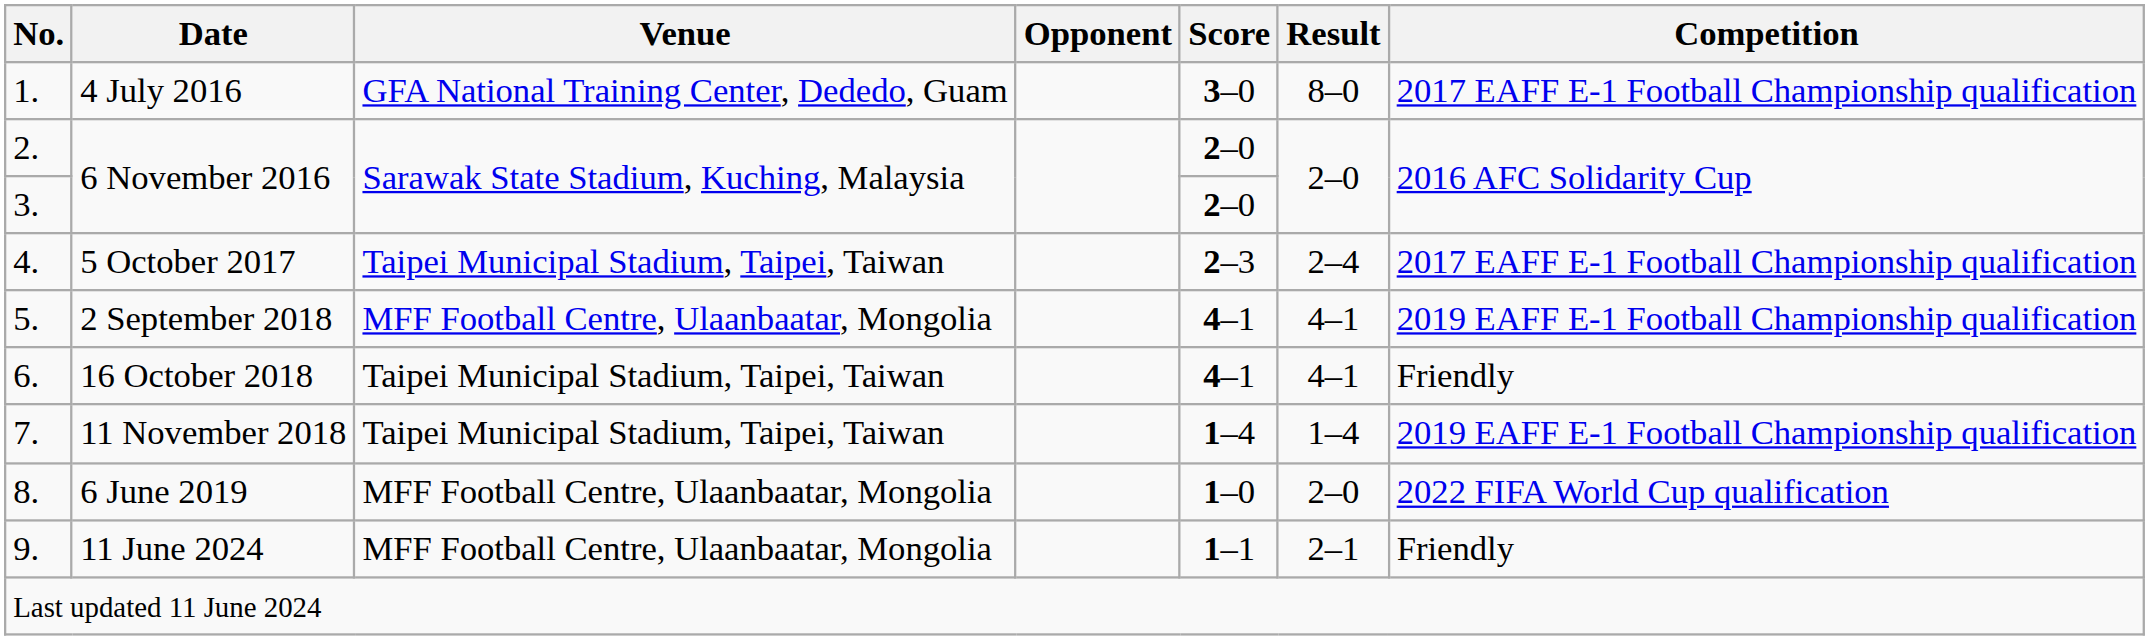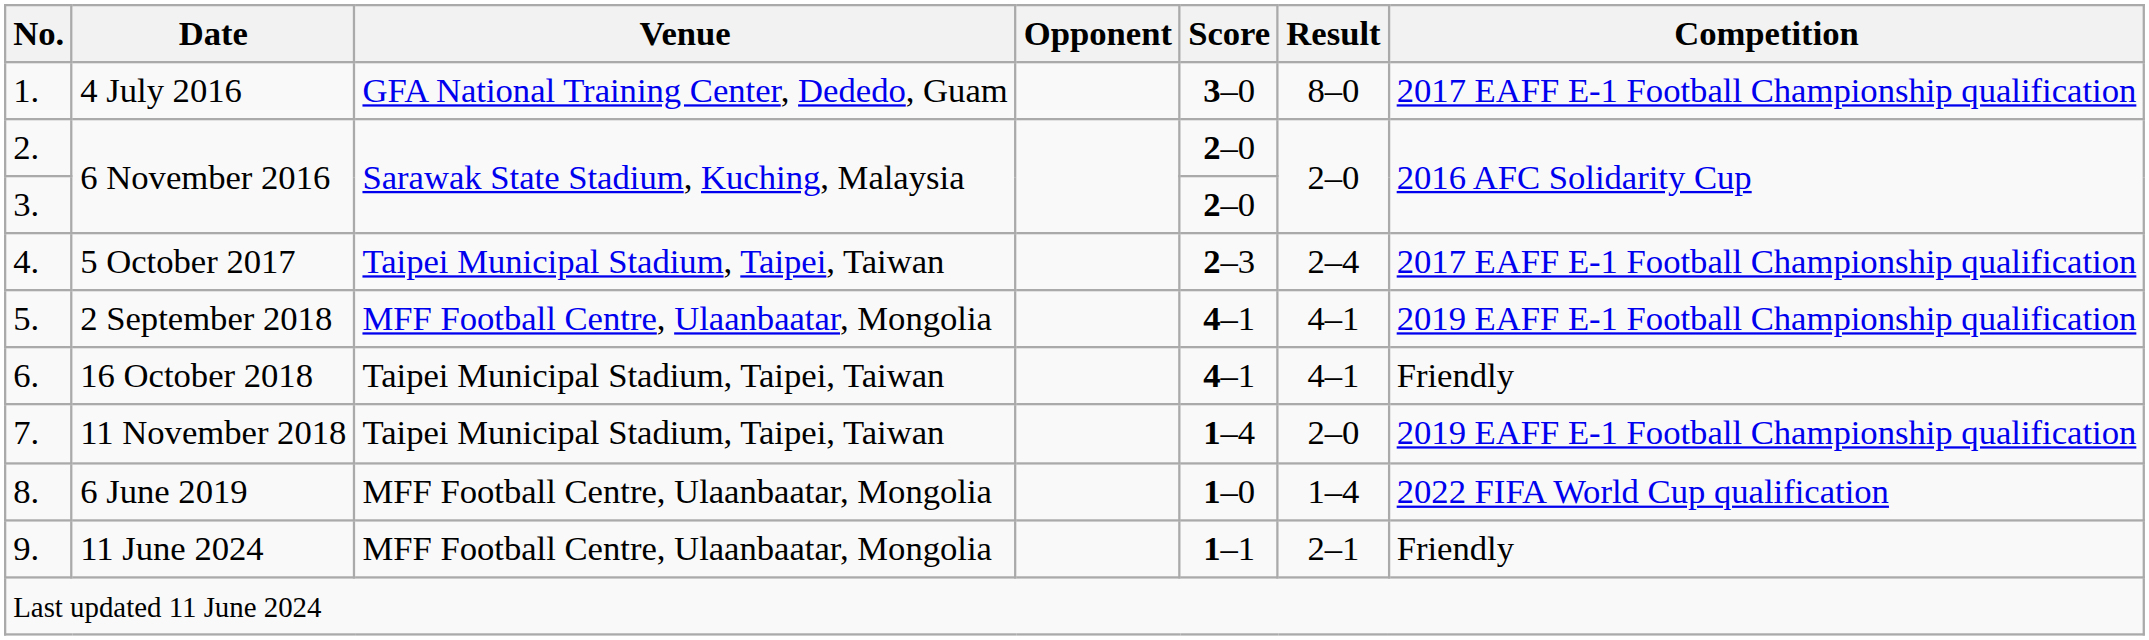(1333, 433) 1–4 -> (1333, 433) 2–0
(1333, 490) 2–0 -> (1333, 490) 1–4
